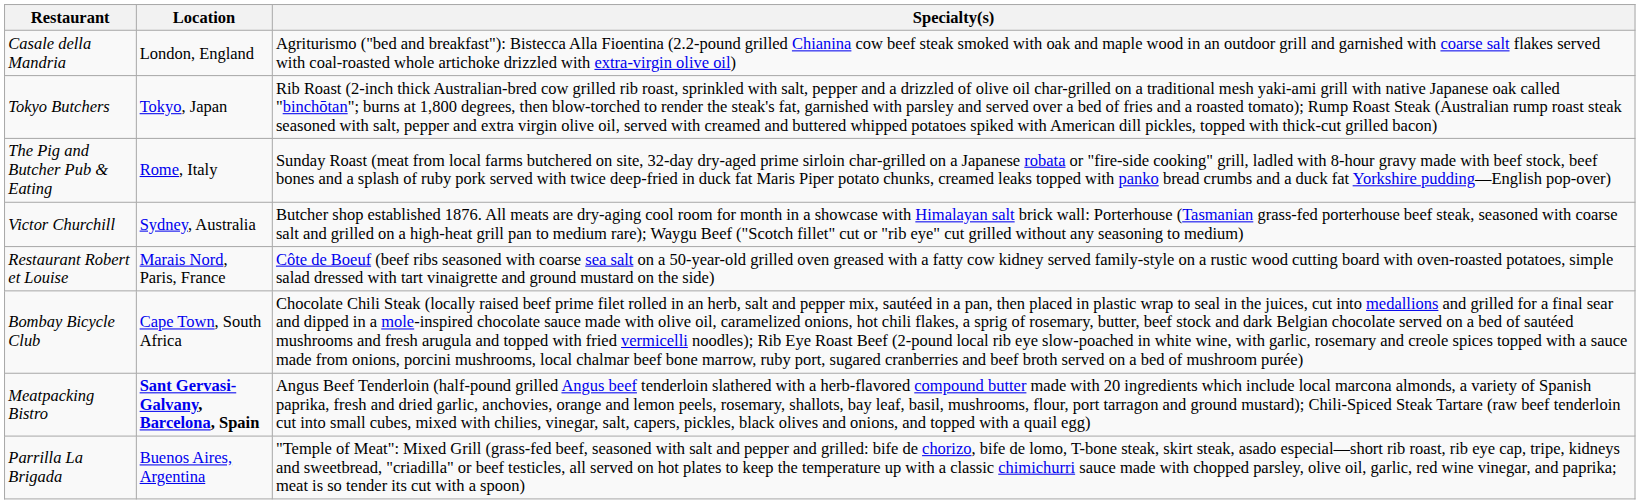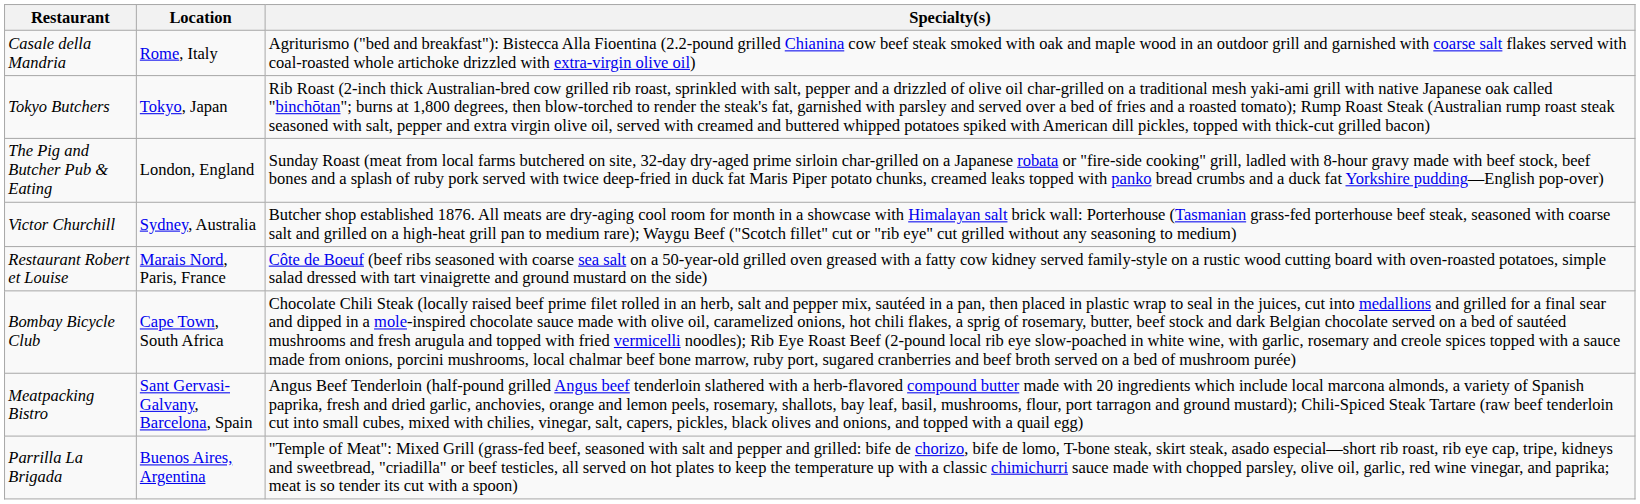(197, 52) London, England -> (179, 52) Rome, Italy
(179, 170) Rome, Italy -> (197, 170) London, England
(199, 404) bold -> (196, 404) normal
